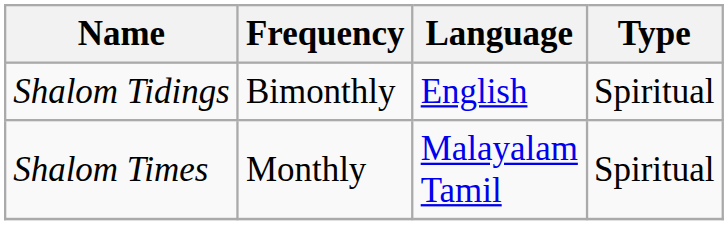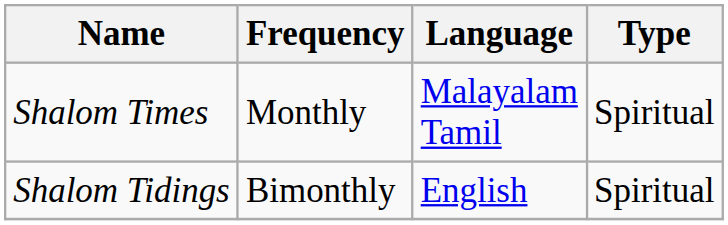rows swapped: (111, 169) <-> (121, 91)
